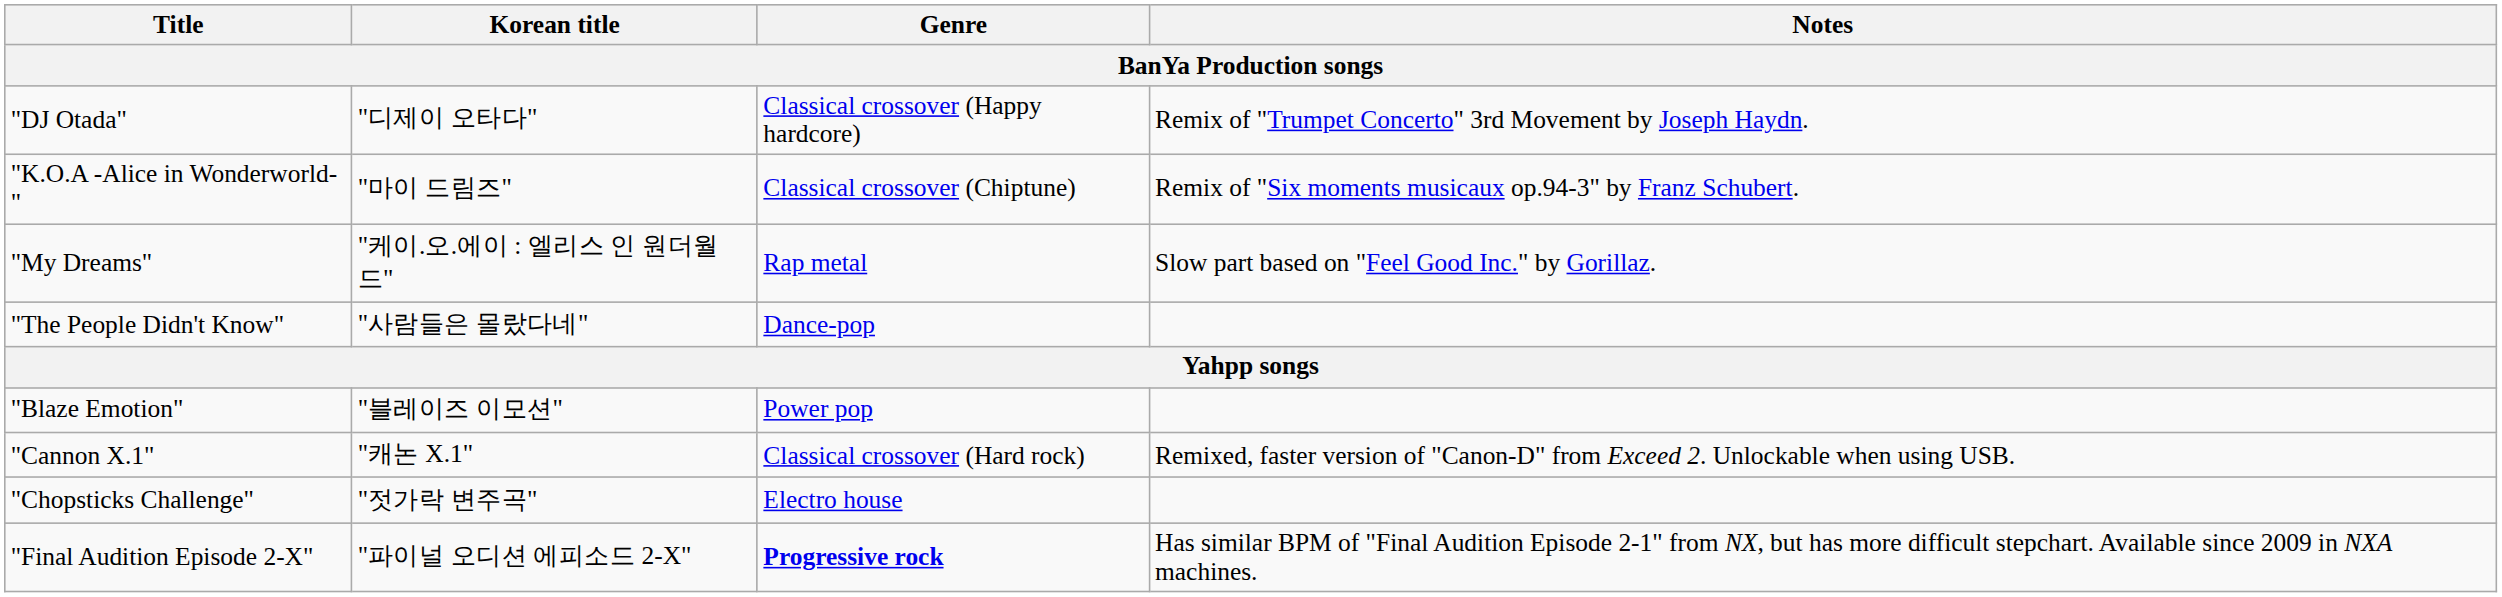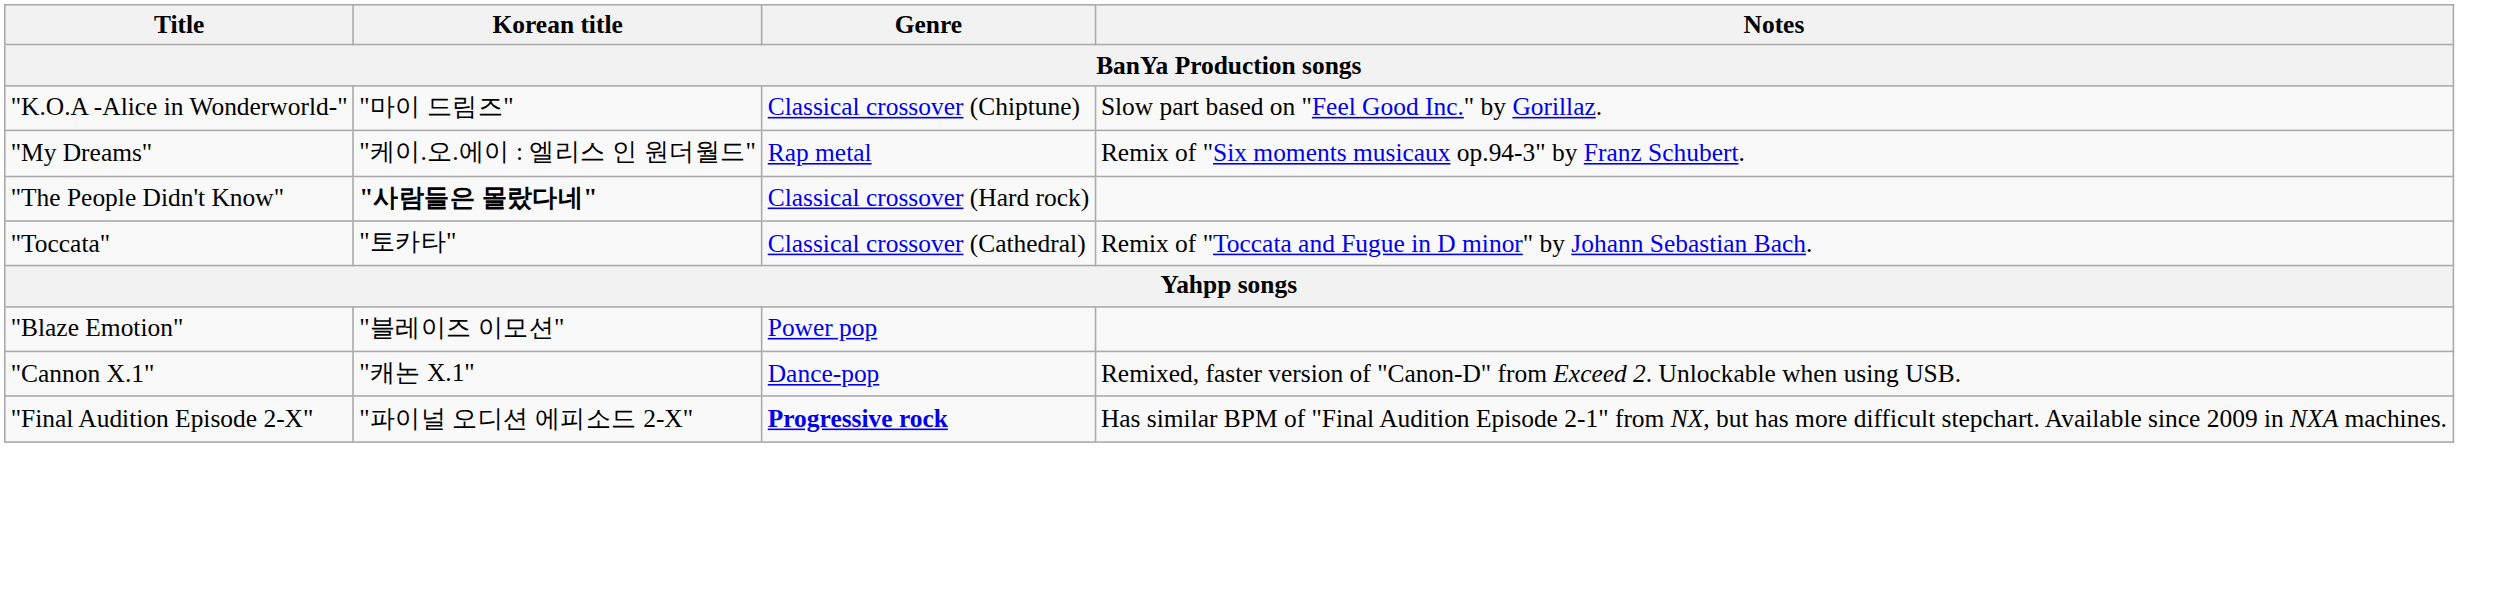- row: (69, 119)
(1477, 188) Remix of "Six moments musicaux op.94-3" by Franz Schubert. -> (1352, 107) Slow part based on "Feel Good Inc." by Gorillaz.
(1406, 262) Slow part based on "Feel Good Inc." by Gorillaz. -> (1423, 152) Remix of "Six moments musicaux op.94-3" by Franz Schubert.
(473, 323) normal -> (478, 197) bold
(819, 324) Dance-pop -> (928, 197) Classical crossover (Hard rock)
+ row: (60, 243)
(924, 454) Classical crossover (Hard rock) -> (824, 373) Dance-pop
- row: (132, 499)
